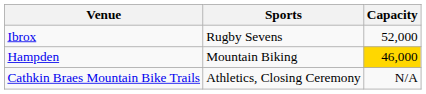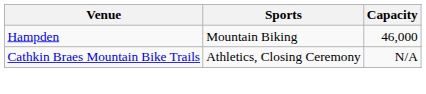- row: (22, 36)
(399, 57) gold background -> (399, 36) no background
